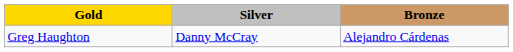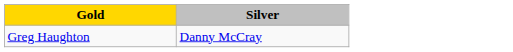- column: (424, 15)
